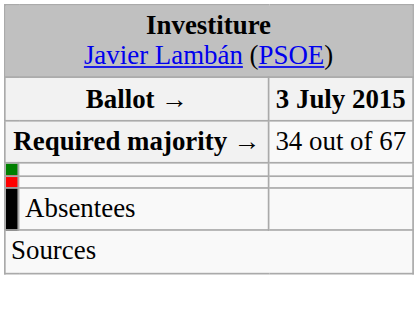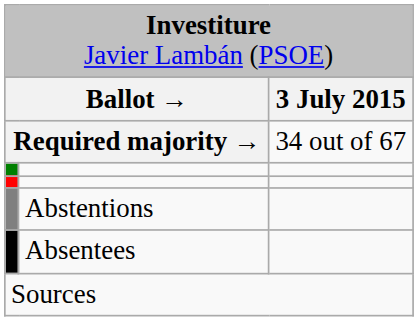+ row: (12, 209)
